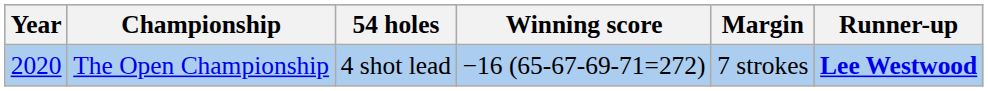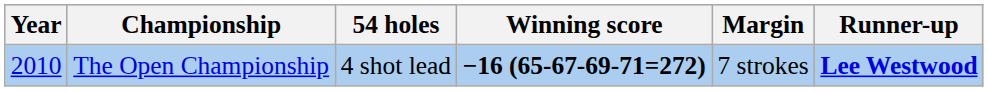(36, 65) 2020 -> (36, 65) 2010
(584, 65) normal -> (584, 65) bold
